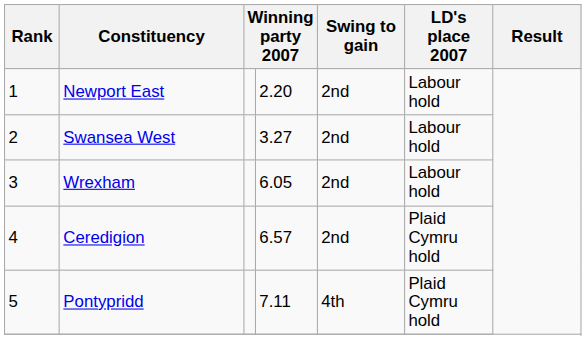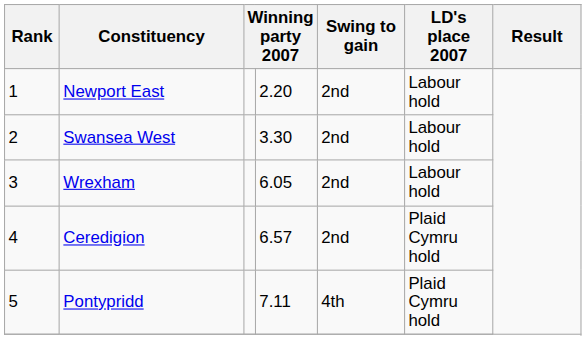(276, 137) 3.27 -> (276, 137) 3.30
